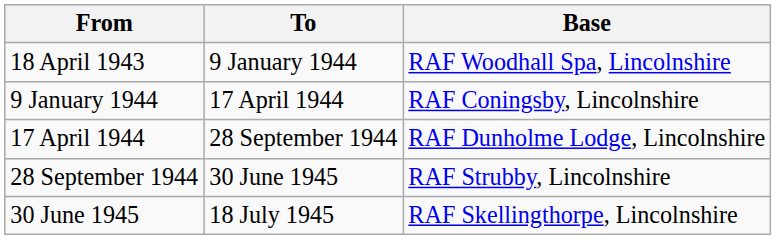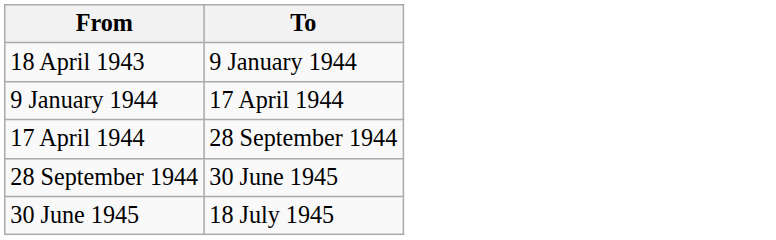- column: (587, 23)
